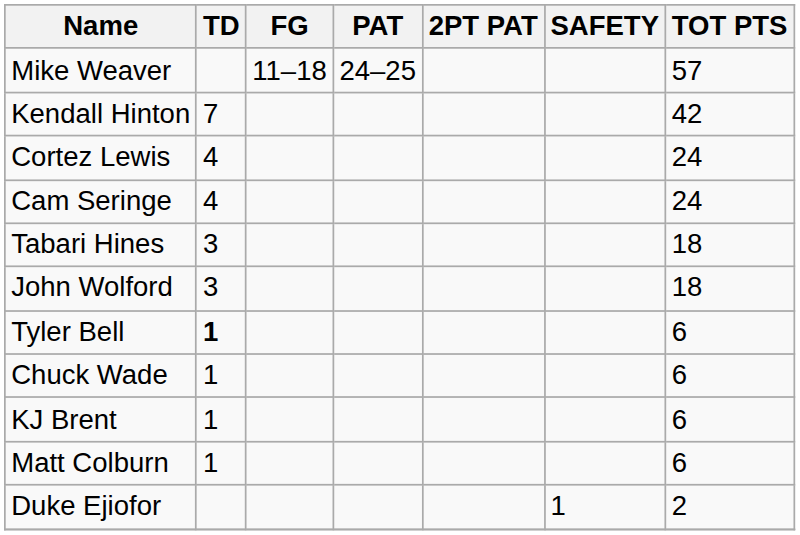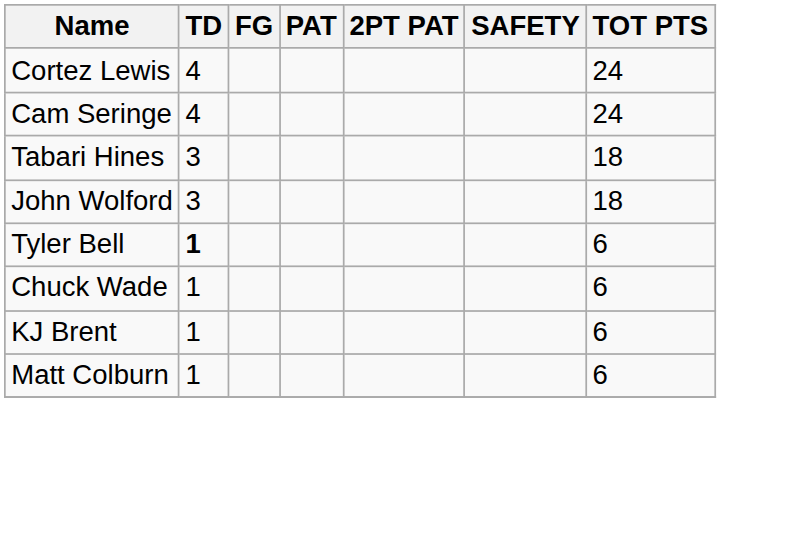- row: (91, 69)
- row: (101, 113)
- row: (86, 506)
